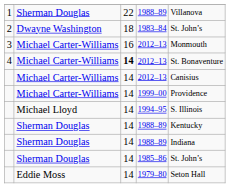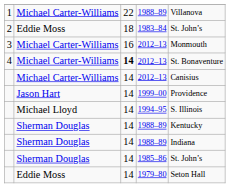(53, 12) Sherman Douglas -> (68, 12) Michael Carter-Williams
(59, 28) Dwayne Washington -> (41, 28) Eddie Moss
(68, 93) Michael Carter-Williams -> (38, 93) Jason Hart
